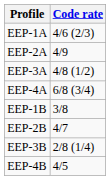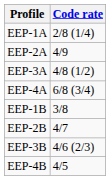(73, 33) 4/6 (2/3) -> (73, 33) 2/8 (1/4)
(73, 147) 2/8 (1/4) -> (73, 147) 4/6 (2/3)
